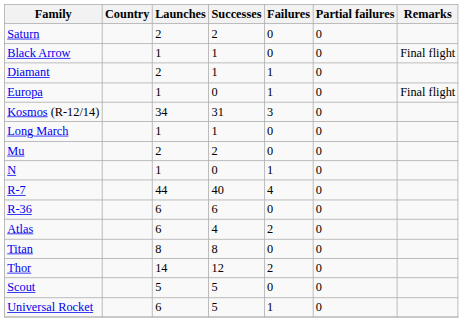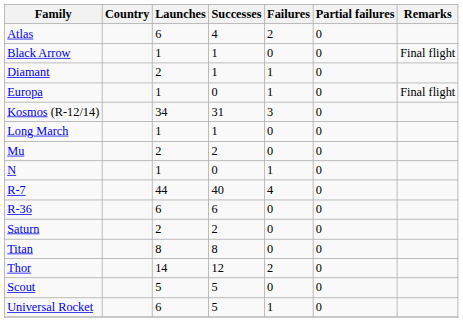rows swapped: (20, 229) <-> (23, 33)
